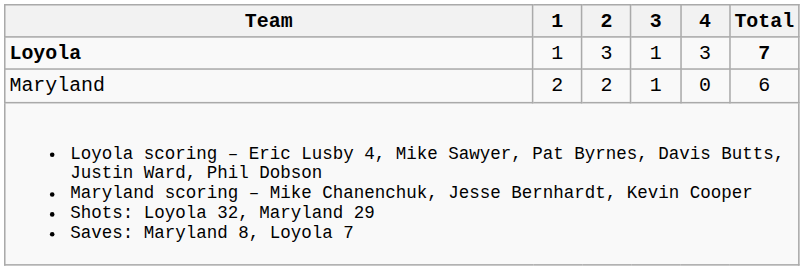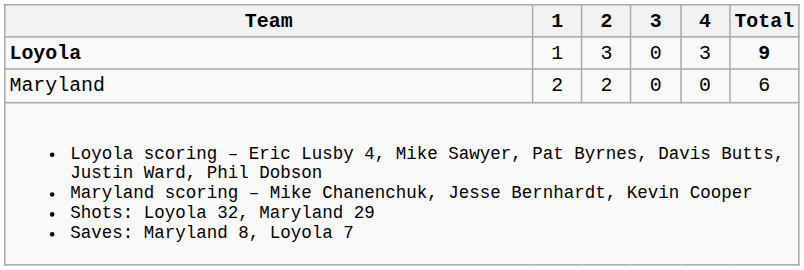(656, 53) 1 -> (656, 53) 0
(764, 53) 7 -> (764, 53) 9
(656, 86) 1 -> (656, 86) 0
